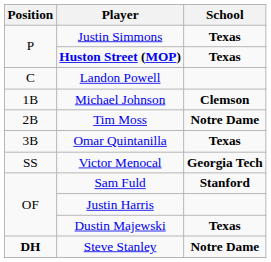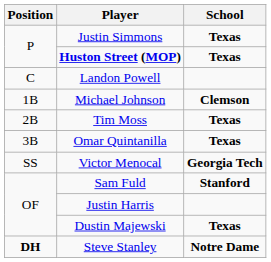(225, 120) Notre Dame -> (225, 120) Texas
